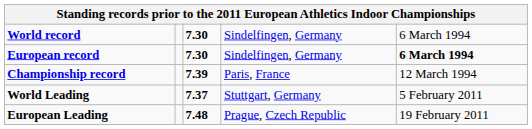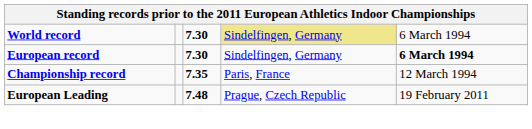(283, 34) no background -> (283, 34) khaki background
(197, 74) 7.39 -> (197, 74) 7.35
- row: (48, 94)
